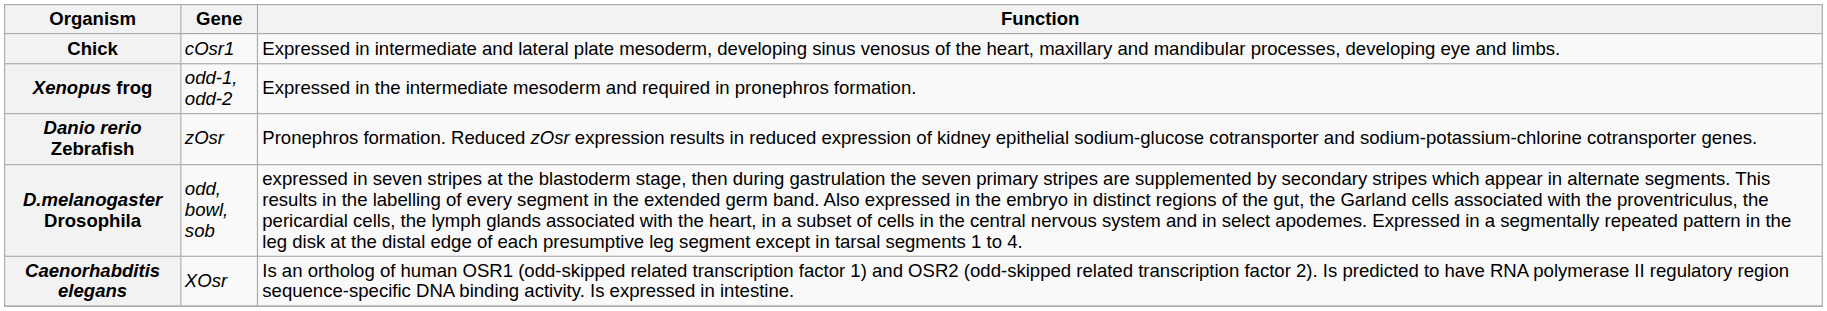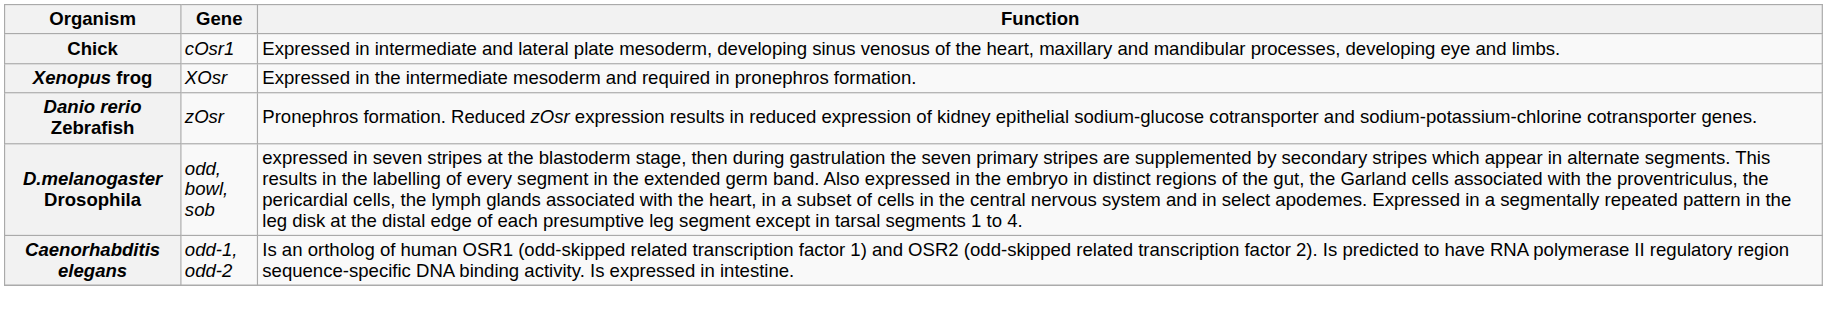(211, 88) odd-1, odd-2 -> (206, 78) XOsr
(206, 281) XOsr -> (211, 260) odd-1, odd-2
